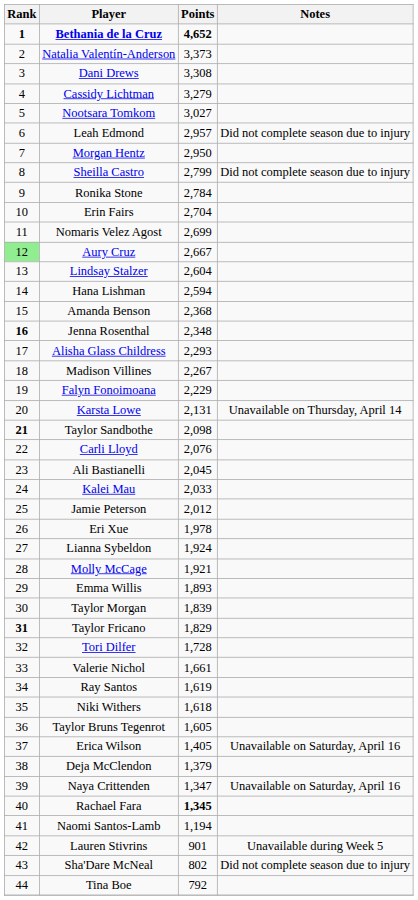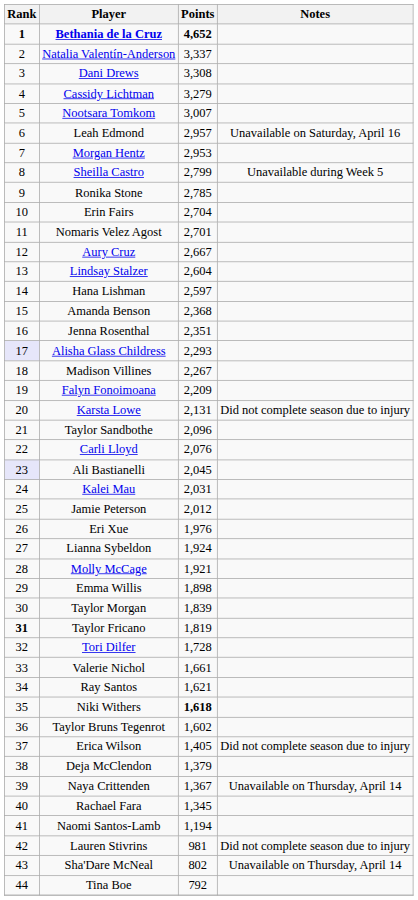(198, 53) 3,373 -> (198, 53) 3,337
(198, 113) 3,027 -> (198, 113) 3,007
(315, 133) Did not complete season due to injury -> (315, 133) Unavailable on Saturday, April 16
(198, 152) 2,950 -> (198, 152) 2,953
(315, 172) Did not complete season due to injury -> (315, 172) Unavailable during Week 5
(198, 192) 2,784 -> (198, 192) 2,785
(198, 232) 2,699 -> (198, 232) 2,701
(22, 251) lightgreen background -> (22, 251) no background
(198, 291) 2,594 -> (198, 291) 2,597
(22, 331) bold -> (22, 331) normal
(198, 331) 2,348 -> (198, 331) 2,351
(22, 350) no background -> (22, 350) lavender background
(198, 390) 2,229 -> (198, 390) 2,209
(315, 410) Unavailable on Thursday, April 14 -> (315, 410) Did not complete season due to injury
(22, 430) bold -> (22, 430) normal
(198, 430) 2,098 -> (198, 430) 2,096
(22, 469) no background -> (22, 469) lavender background
(198, 489) 2,033 -> (198, 489) 2,031
(198, 529) 1,978 -> (198, 529) 1,976
(198, 588) 1,893 -> (198, 588) 1,898
(198, 627) 1,829 -> (198, 627) 1,819
(198, 687) 1,619 -> (198, 687) 1,621
(198, 707) normal -> (198, 707) bold
(198, 726) 1,605 -> (198, 726) 1,602
(315, 746) Unavailable on Saturday, April 16 -> (315, 746) Did not complete season due to injury
(198, 786) 1,347 -> (198, 786) 1,367
(315, 786) Unavailable on Saturday, April 16 -> (315, 786) Unavailable on Thursday, April 14
(198, 806) bold -> (198, 806) normal
(198, 845) 901 -> (198, 845) 981
(315, 845) Unavailable during Week 5 -> (315, 845) Did not complete season due to injury
(315, 865) Did not complete season due to injury -> (315, 865) Unavailable on Thursday, April 14
